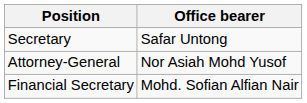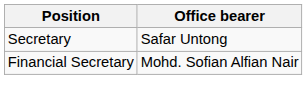- row: (64, 62)
